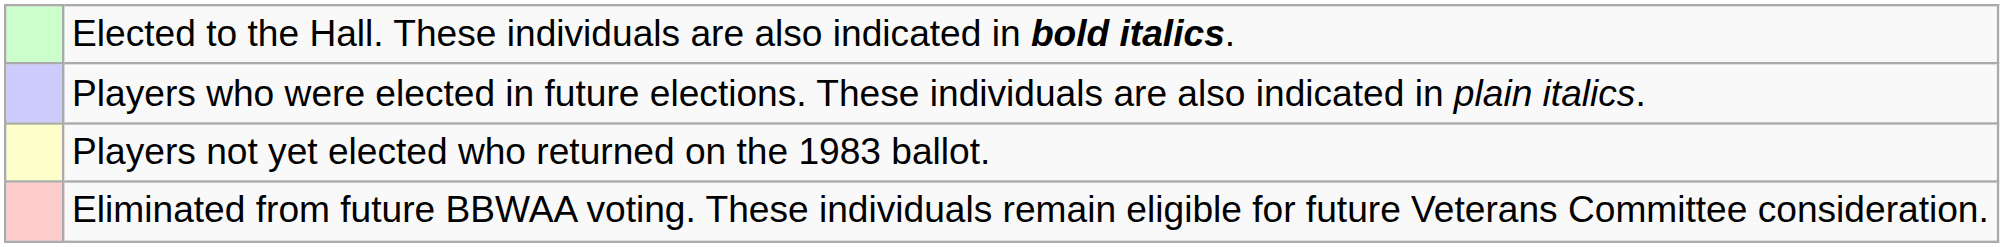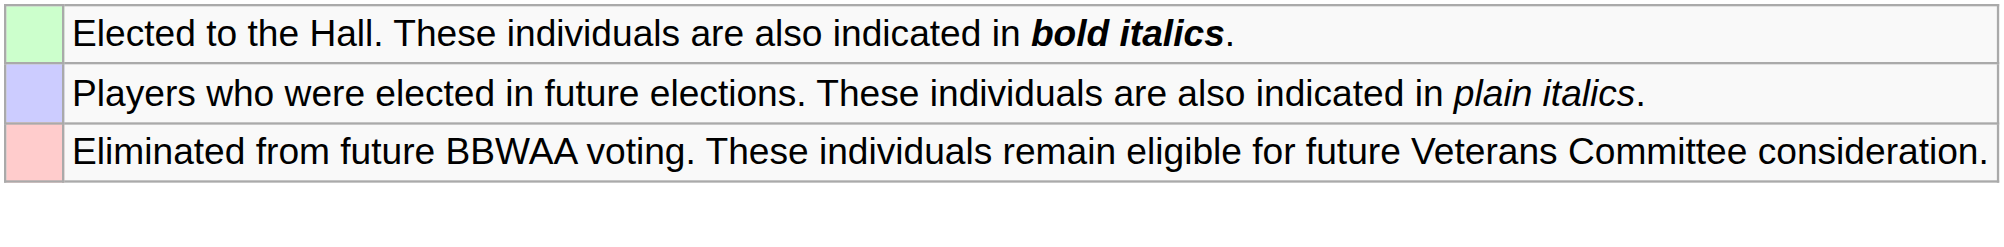- row: (531, 151)
